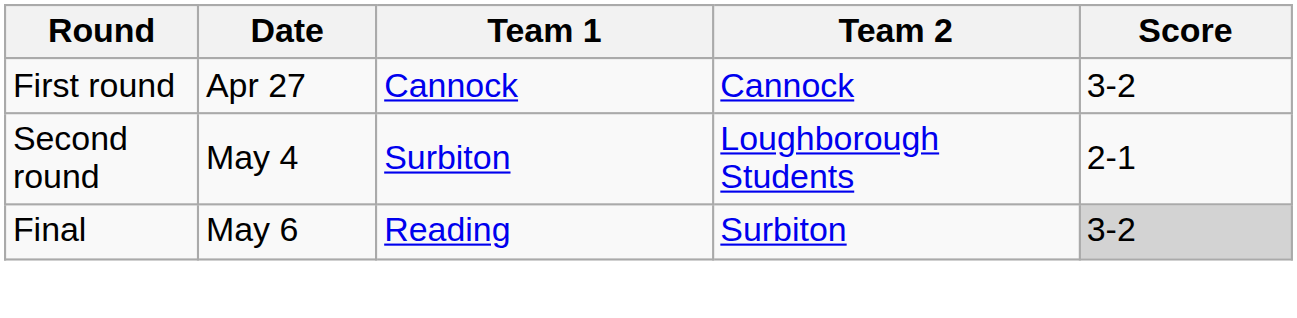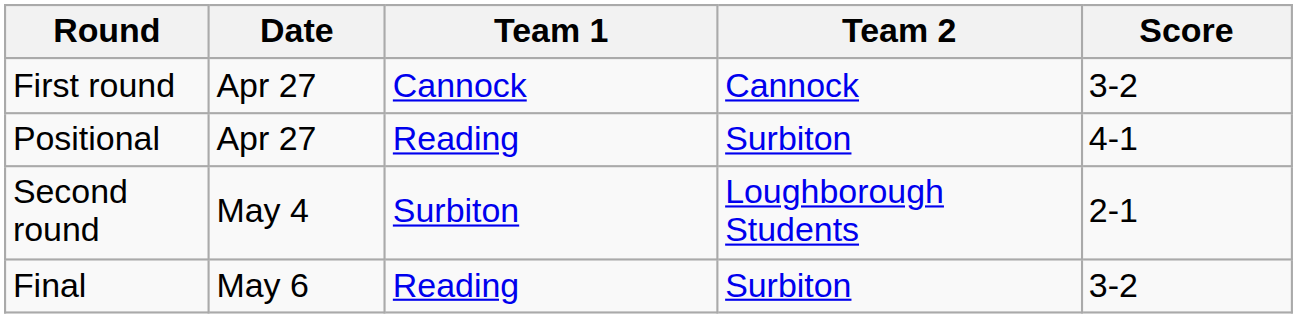+ row: (86, 138)
(1111, 230) lightgrey background -> (1113, 284) no background
